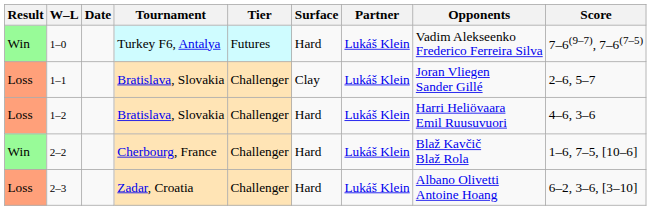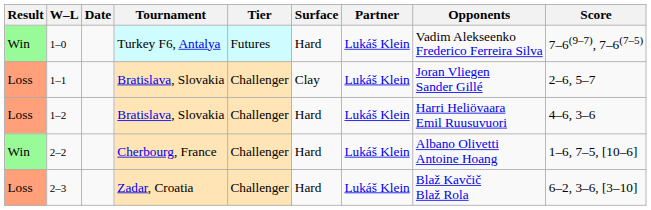(448, 151) Blaž Kavčič Blaž Rola -> (457, 151) Albano Olivetti Antoine Hoang
(457, 187) Albano Olivetti Antoine Hoang -> (448, 187) Blaž Kavčič Blaž Rola
